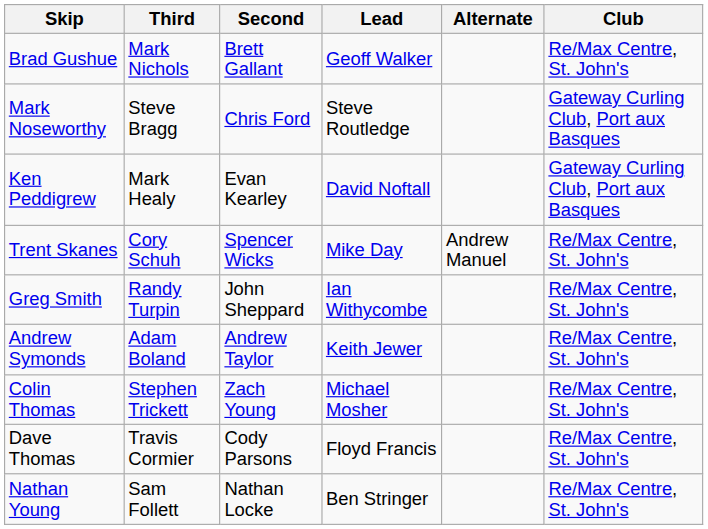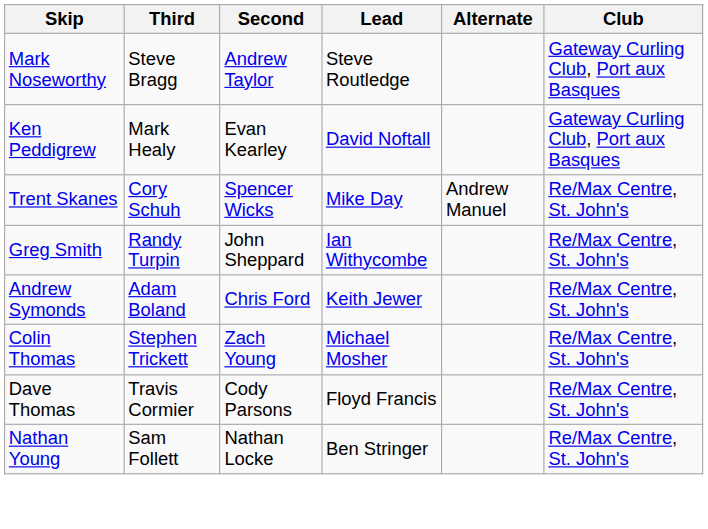- row: (63, 58)
(267, 118) Chris Ford -> (256, 68) Andrew Taylor
(256, 349) Andrew Taylor -> (267, 299) Chris Ford
